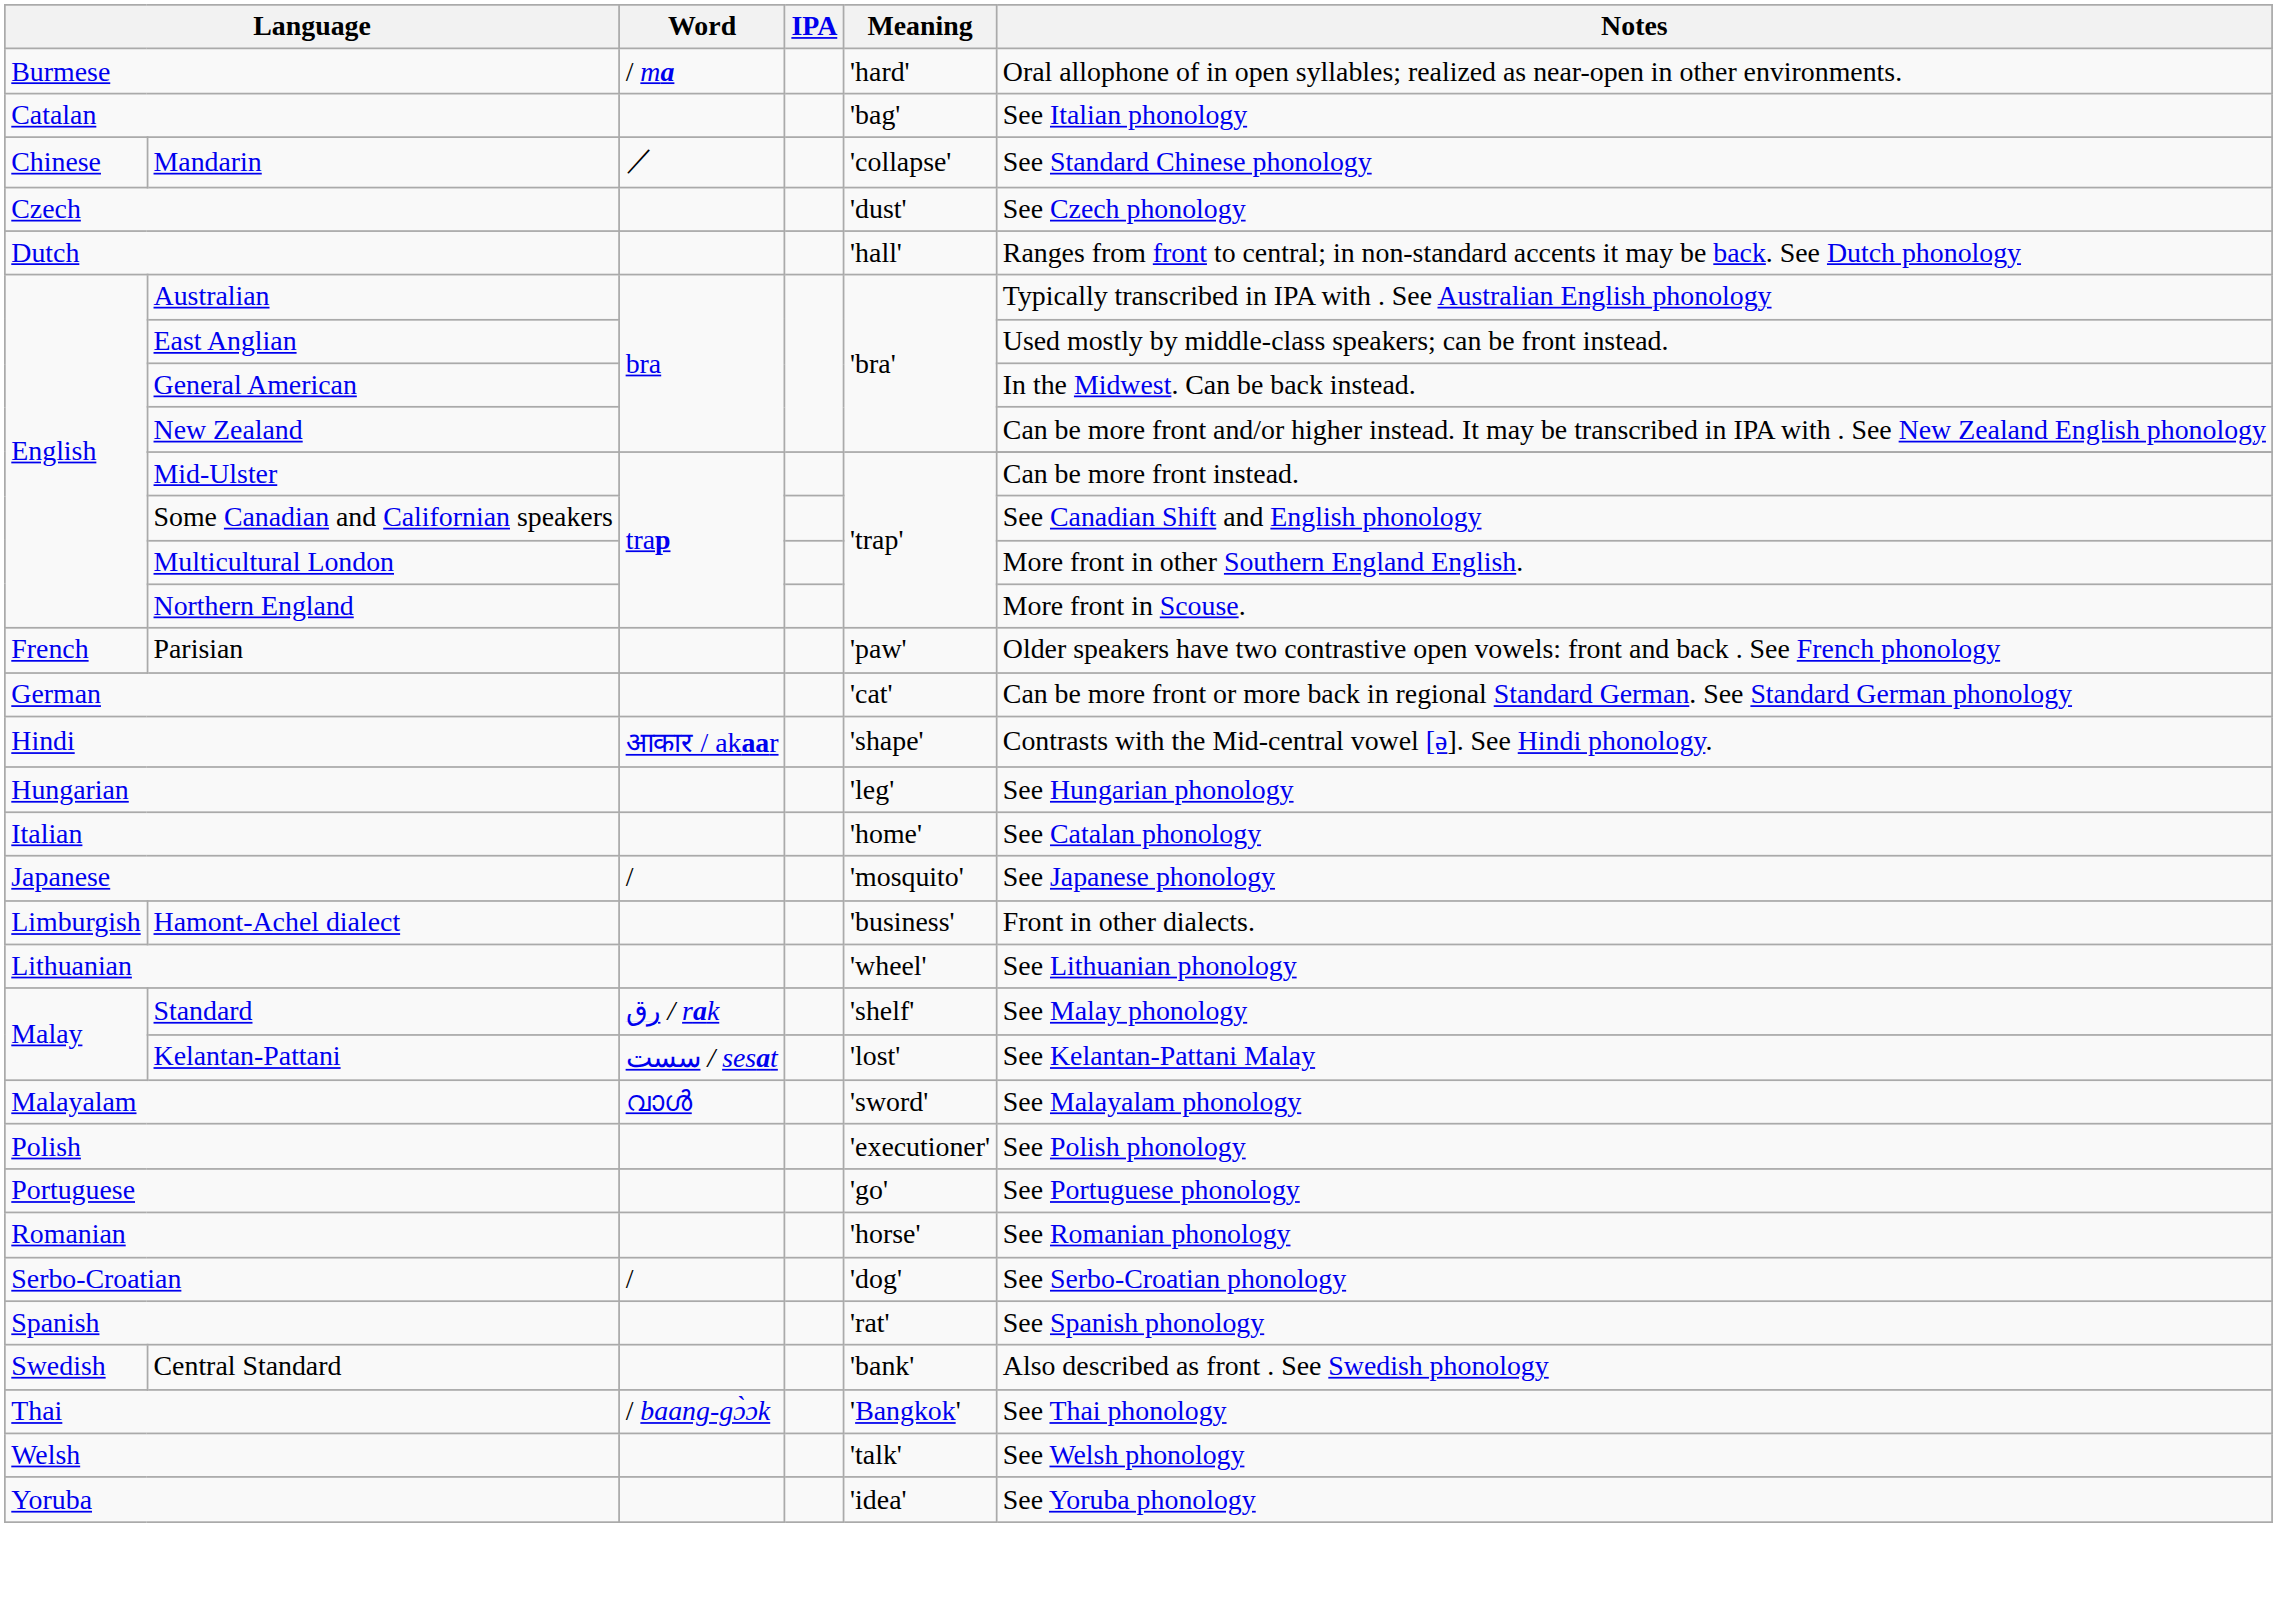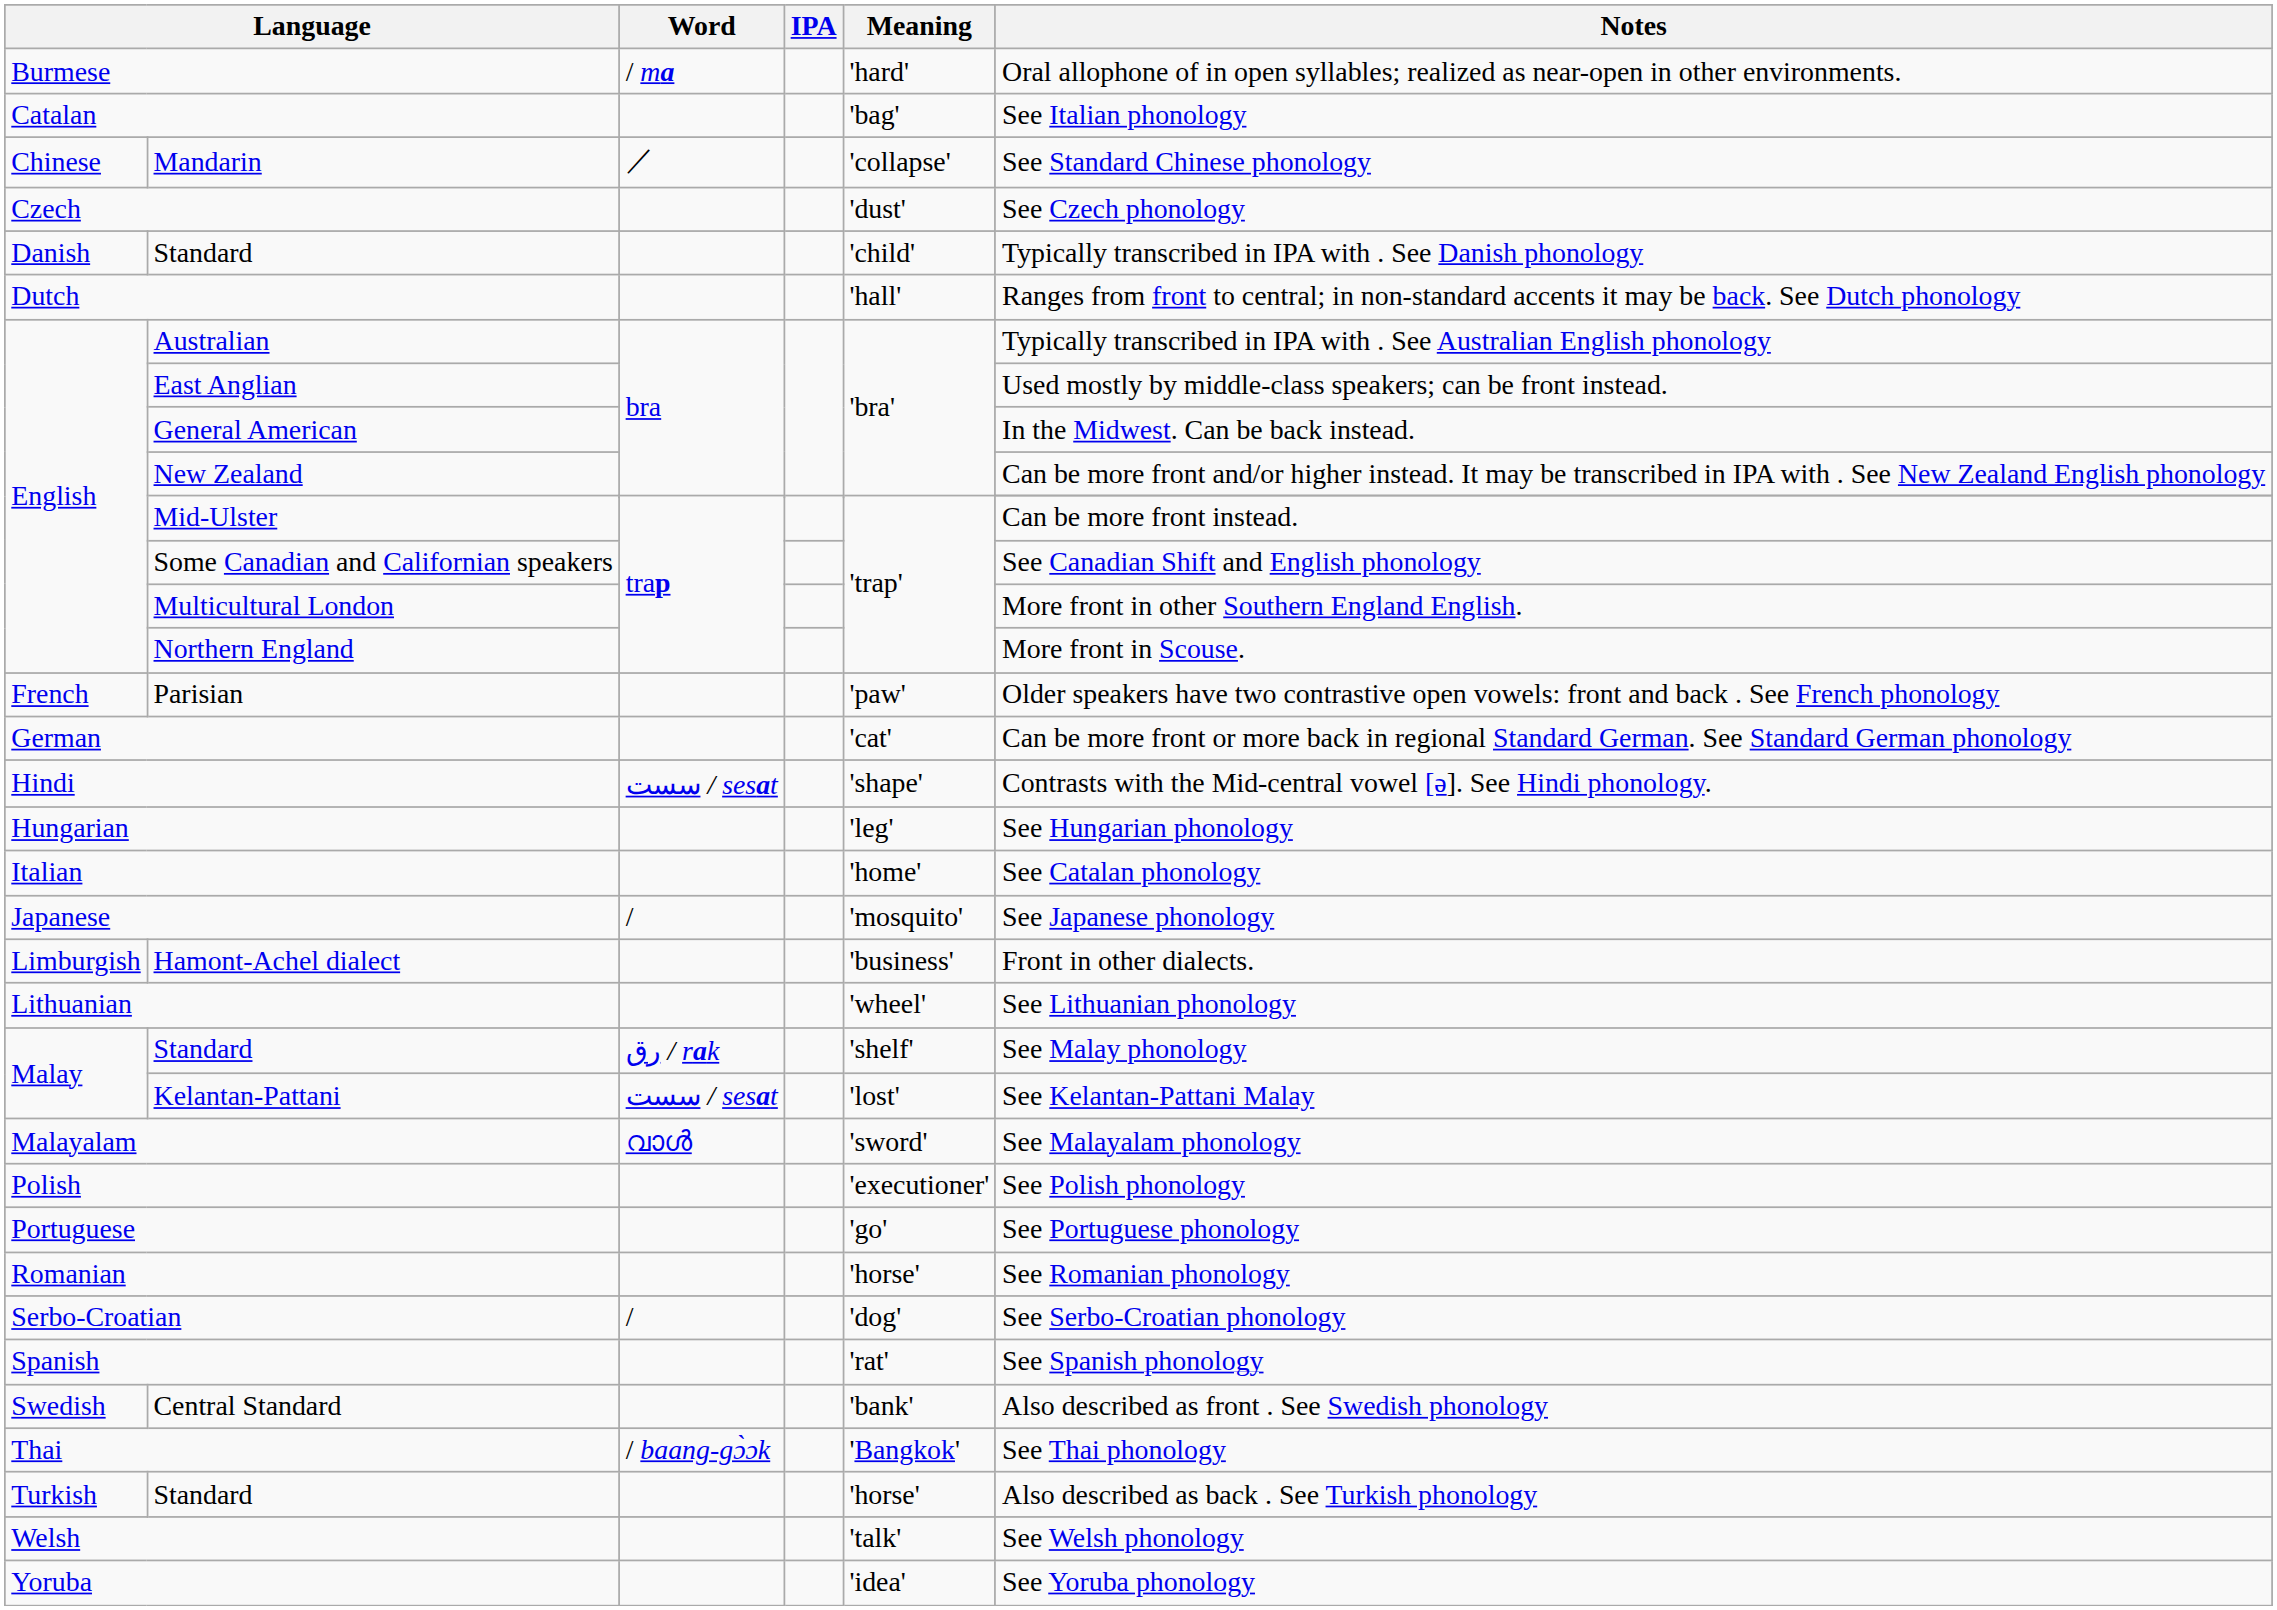+ row: (51, 252)
(702, 743) आकार / akaar -> (702, 784) سست / sesat
+ row: (54, 1494)
